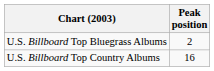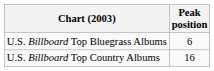(190, 41) 2 -> (190, 41) 6
